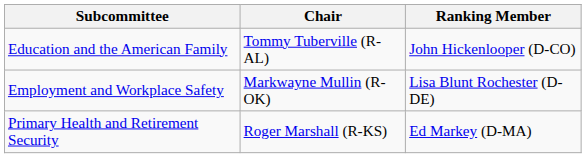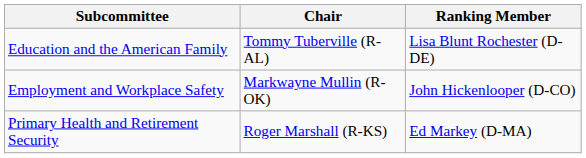(492, 49) John Hickenlooper (D-CO) -> (486, 49) Lisa Blunt Rochester (D-DE)
(486, 90) Lisa Blunt Rochester (D-DE) -> (492, 90) John Hickenlooper (D-CO)
